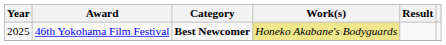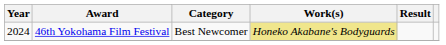(18, 31) 2025 -> (18, 31) 2024
(212, 31) bold -> (211, 31) normal
